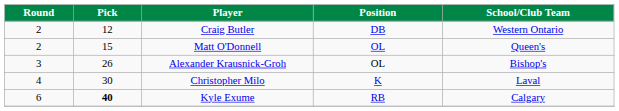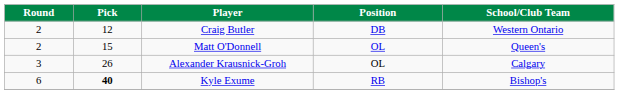(528, 64) Bishop's -> (528, 64) Calgary
- row: (228, 81)
(528, 98) Calgary -> (528, 81) Bishop's
